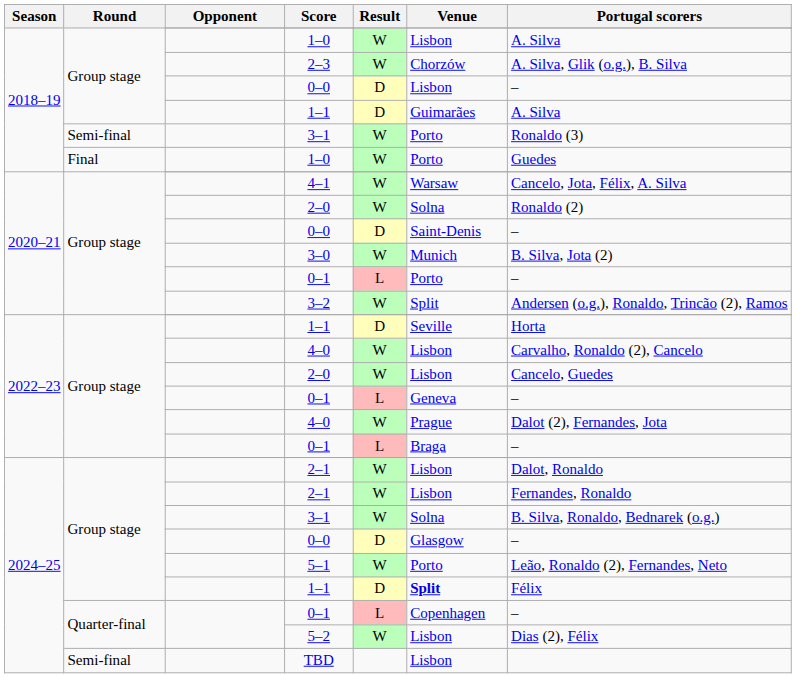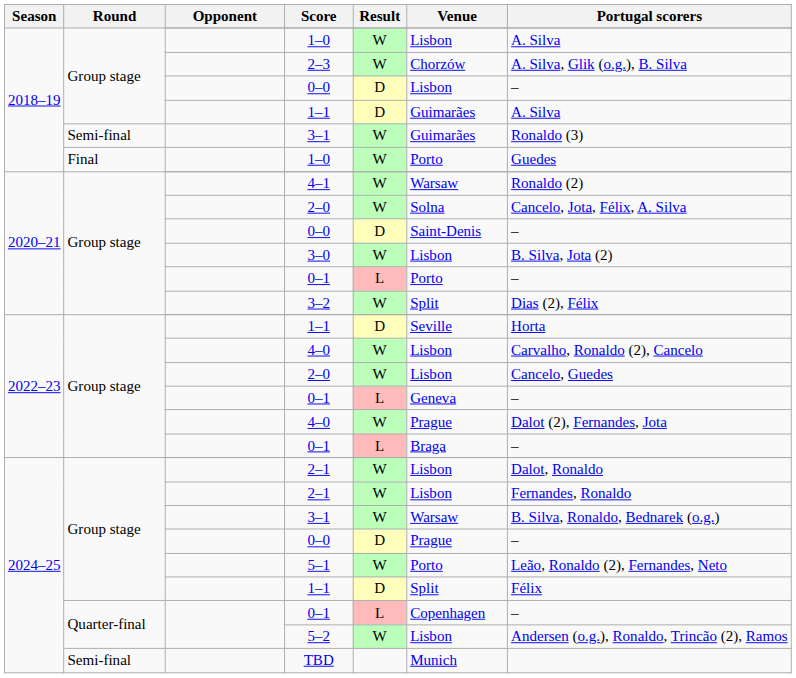(426, 135) Porto -> (443, 135) Guimarães
(599, 183) Cancelo, Jota, Félix, A. Silva -> (547, 183) Ronaldo (2)
(547, 207) Ronaldo (2) -> (599, 207) Cancelo, Jota, Félix, A. Silva
(434, 254) Munich -> (431, 254) Lisbon
(649, 302) Andersen (o.g.), Ronaldo, Trincão (2), Ramos -> (555, 302) Dias (2), Félix
(427, 517) Solna -> (434, 517) Warsaw
(437, 541) Glasgow -> (431, 541) Prague
(425, 588) bold -> (424, 588) normal
(555, 636) Dias (2), Félix -> (649, 636) Andersen (o.g.), Ronaldo, Trincão (2), Ramos
(431, 660) Lisbon -> (434, 660) Munich
